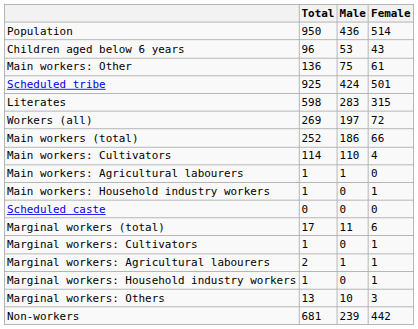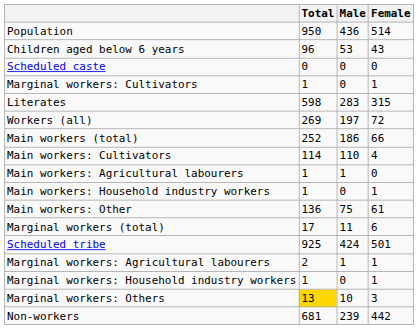rows swapped: (56, 209) <-> (69, 67)
rows swapped: (56, 85) <-> (102, 245)
(308, 298) no background -> (308, 298) gold background
